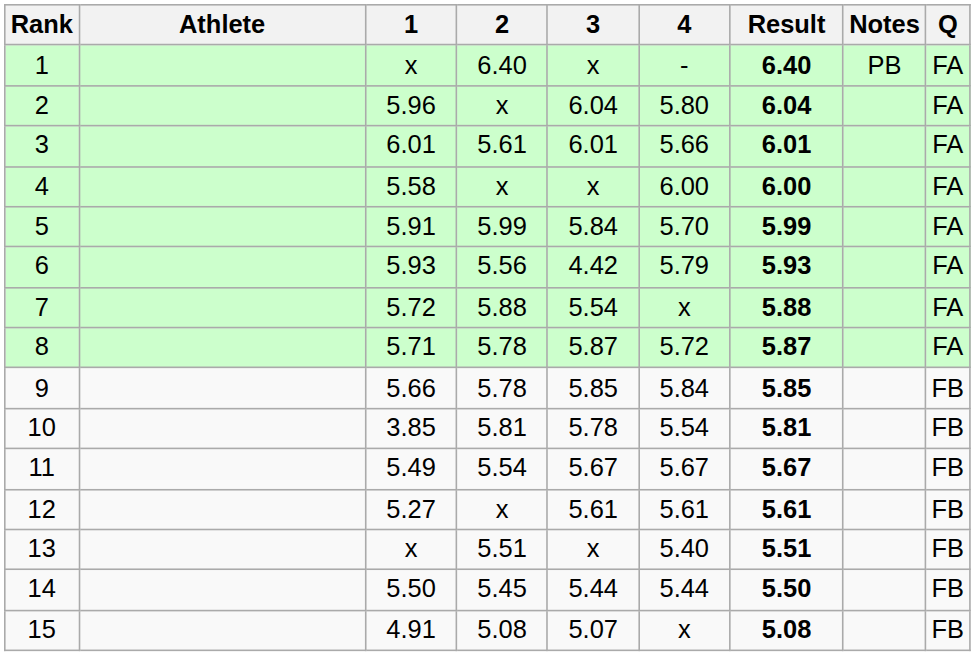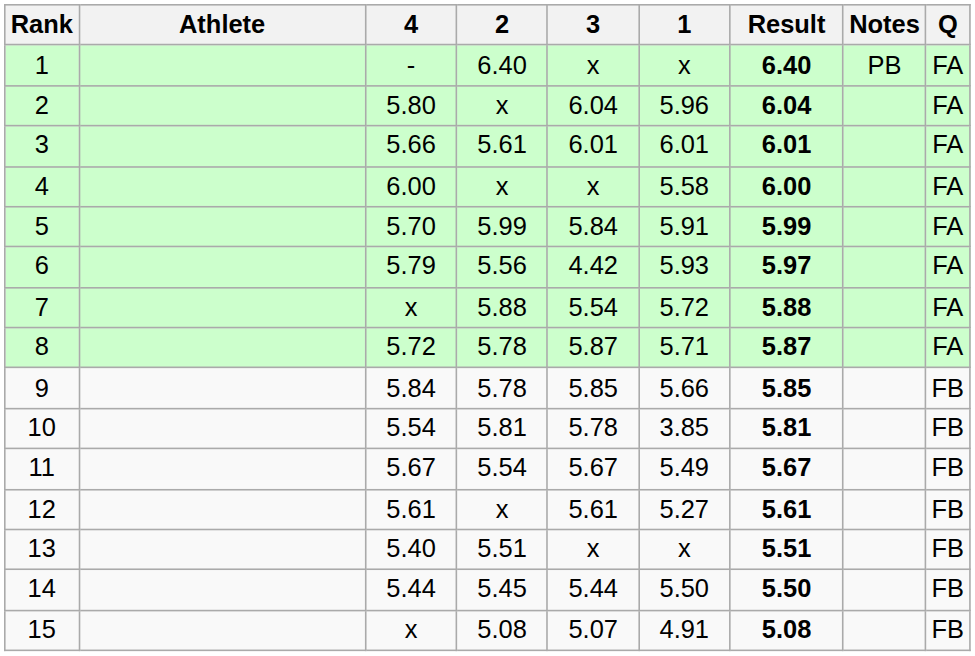columns swapped: (411, 24) <-> (684, 24)
(787, 266) 5.93 -> (787, 266) 5.97
